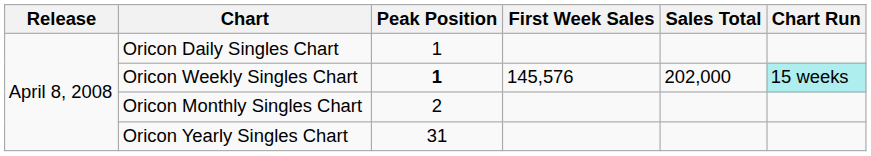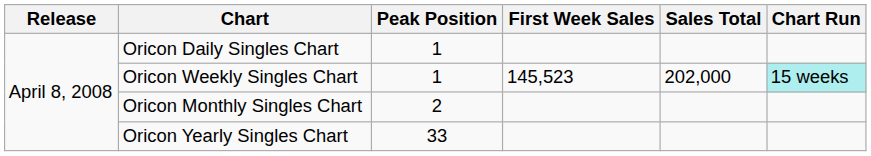(437, 77) bold -> (437, 77) normal
(540, 77) 145,576 -> (540, 77) 145,523
(437, 135) 31 -> (437, 135) 33
